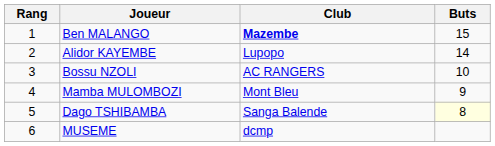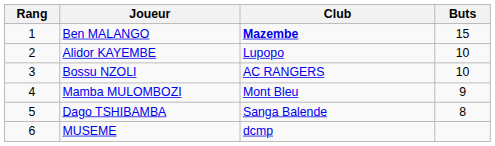(463, 53) 14 -> (463, 53) 10
(463, 111) lightyellow background -> (463, 111) no background
